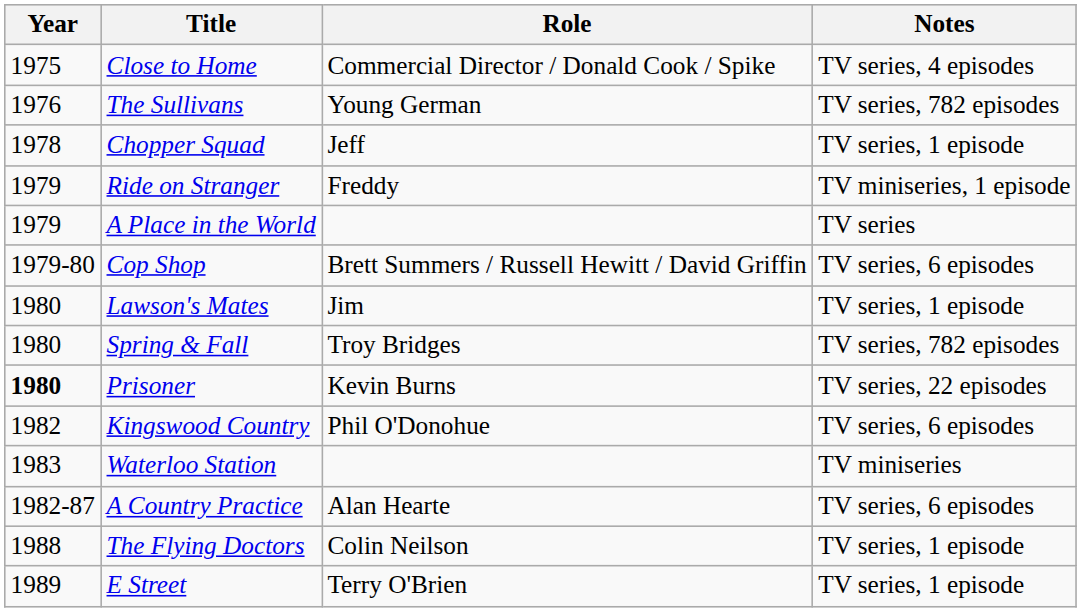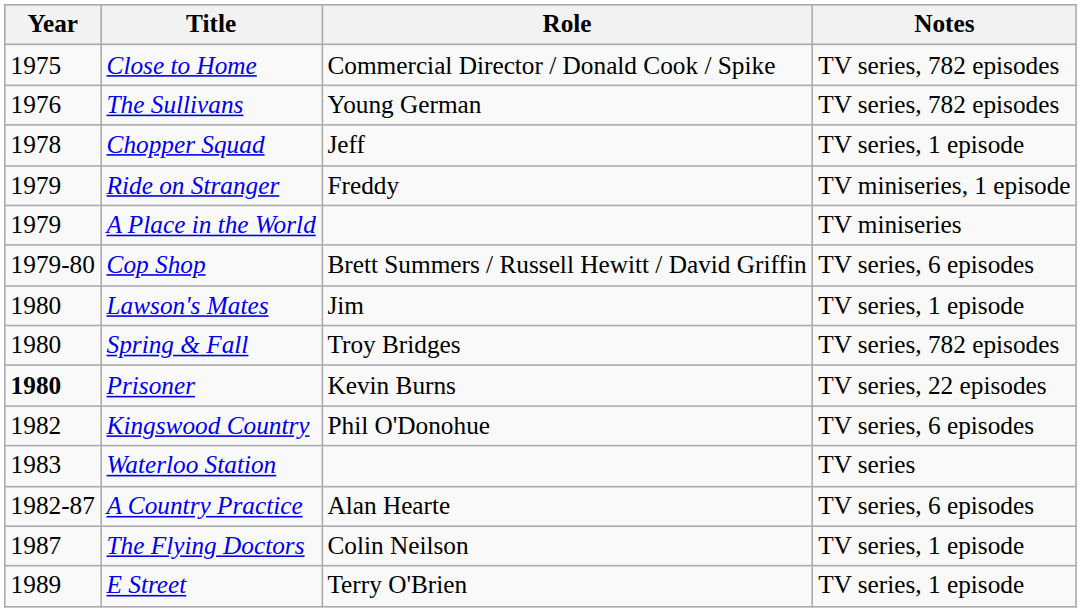(926, 64) TV series, 4 episodes -> (939, 64) TV series, 782 episodes
(867, 225) TV series -> (890, 225) TV miniseries
(890, 465) TV miniseries -> (867, 465) TV series
(36, 545) 1988 -> (36, 545) 1987
